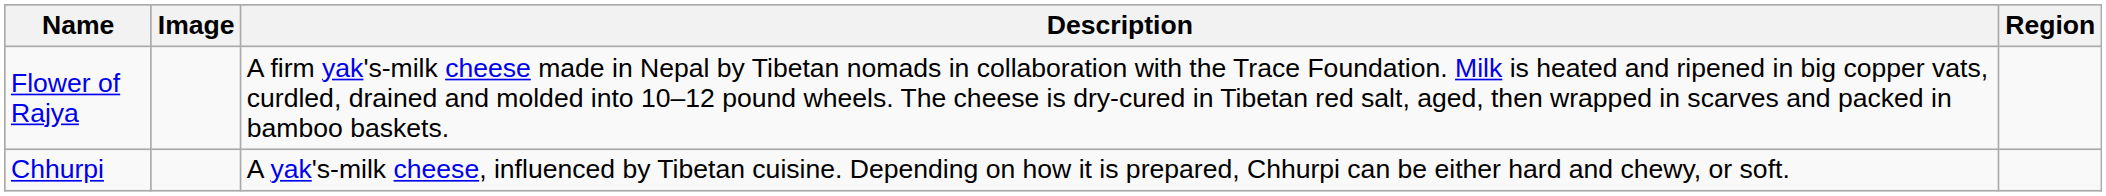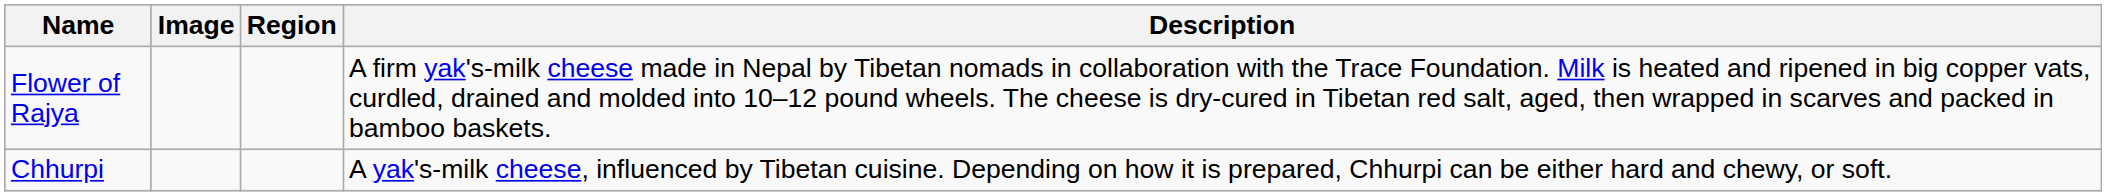columns swapped: (2050, 25) <-> (1120, 25)
